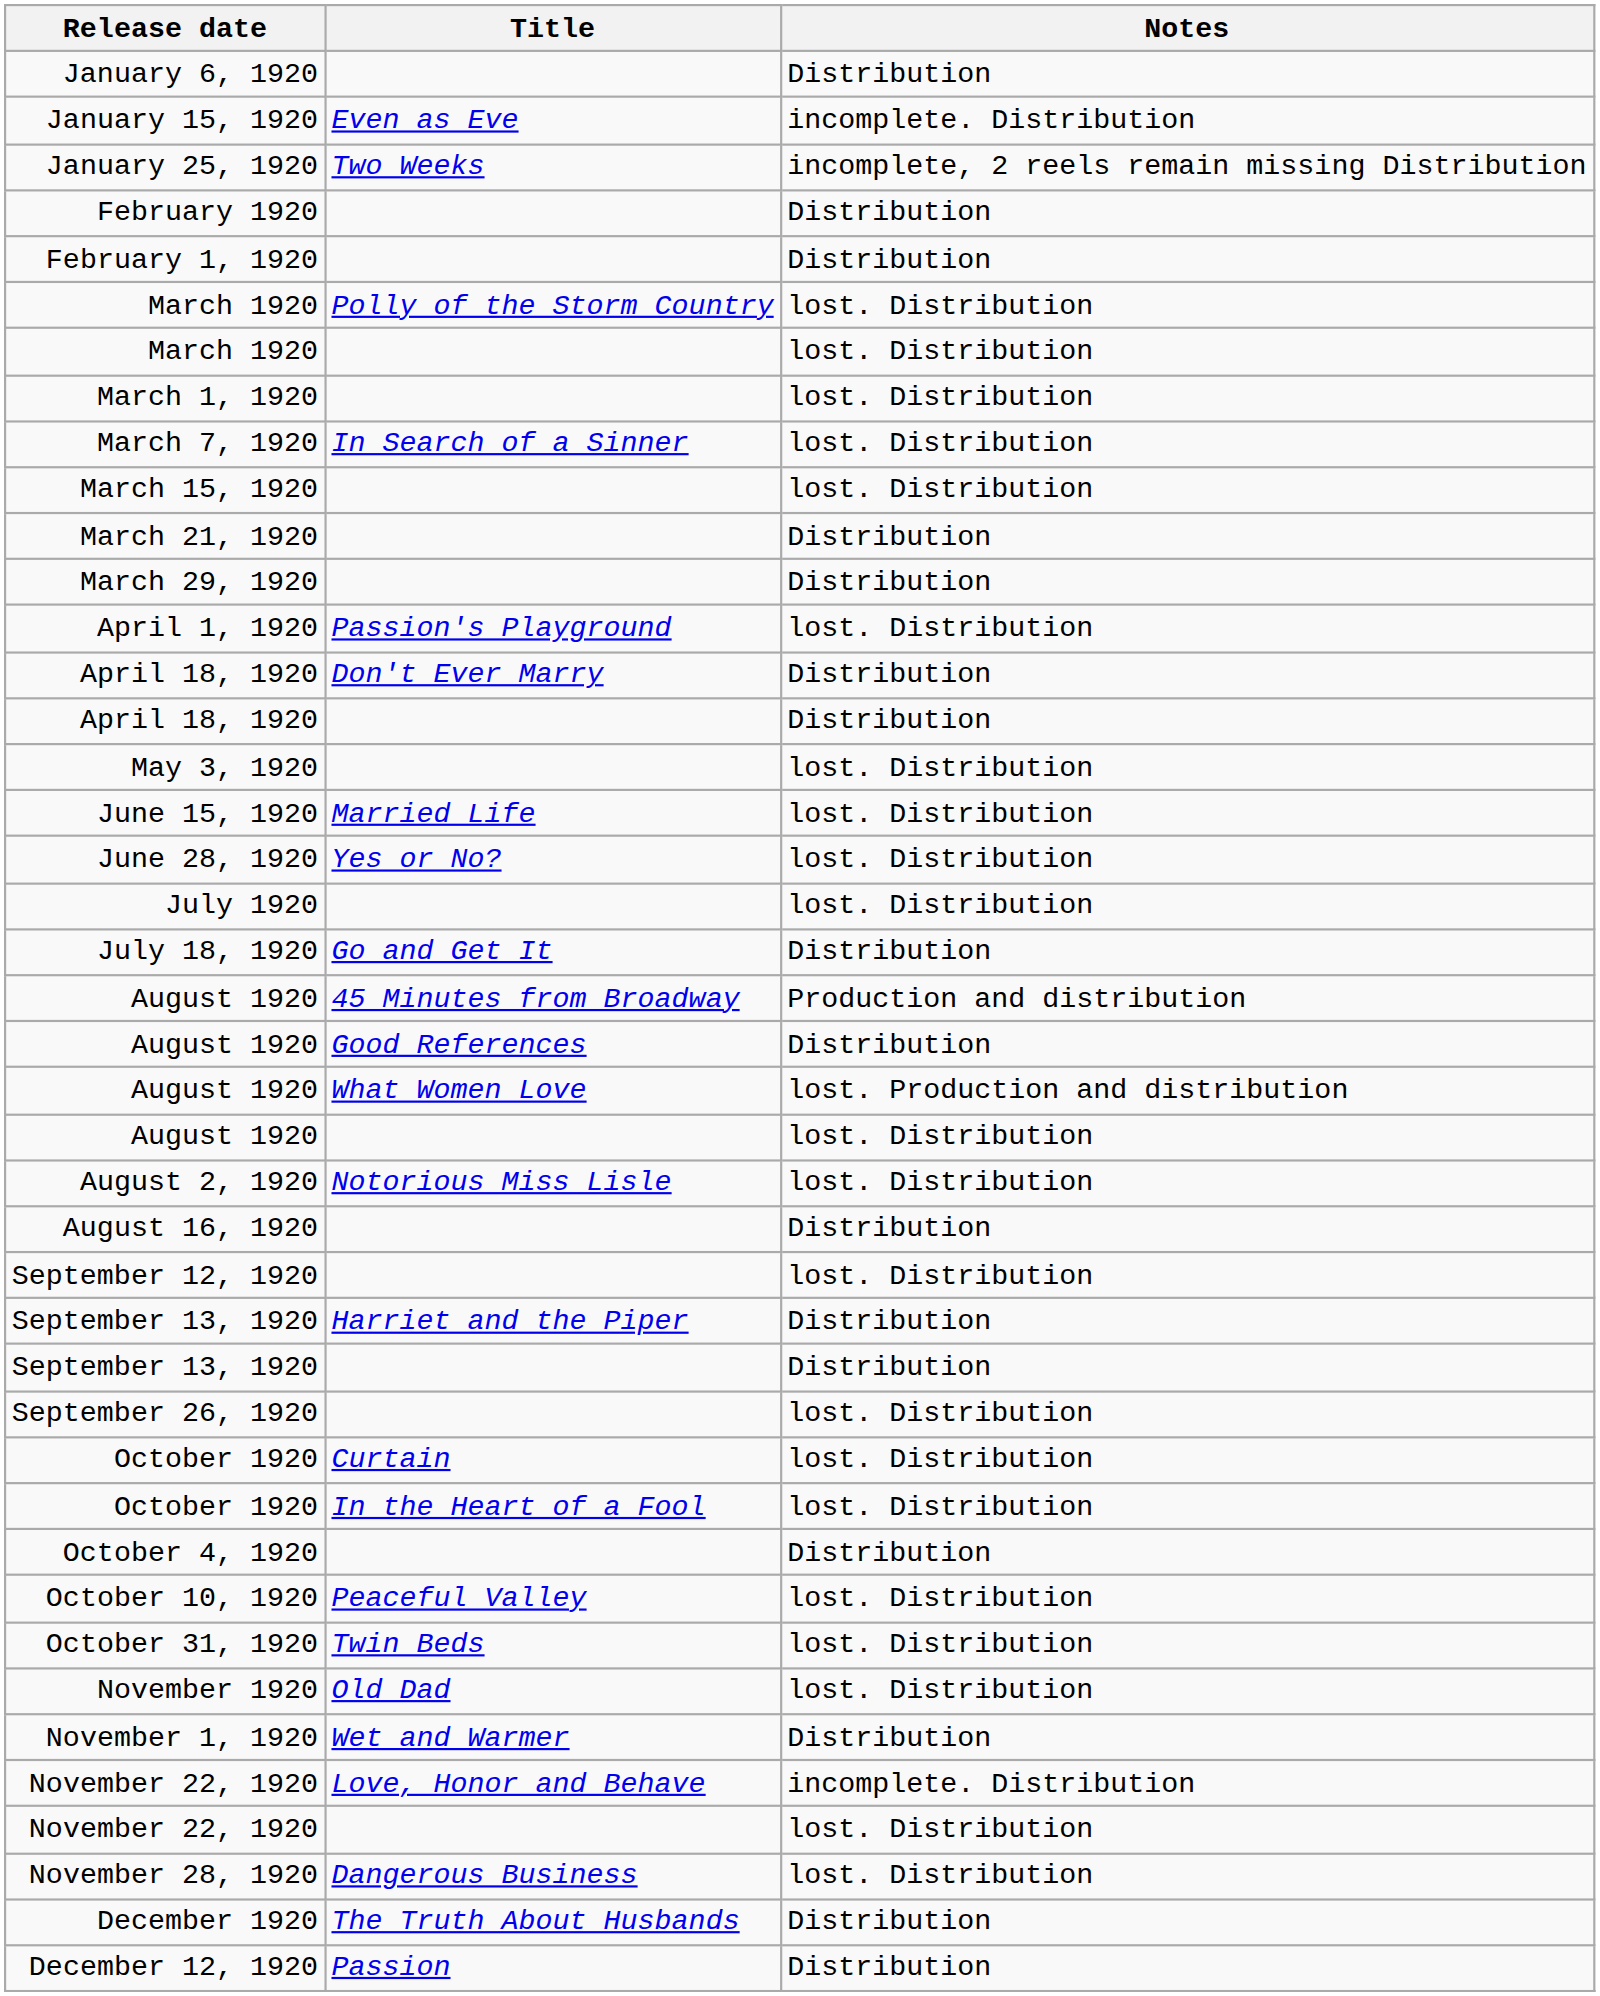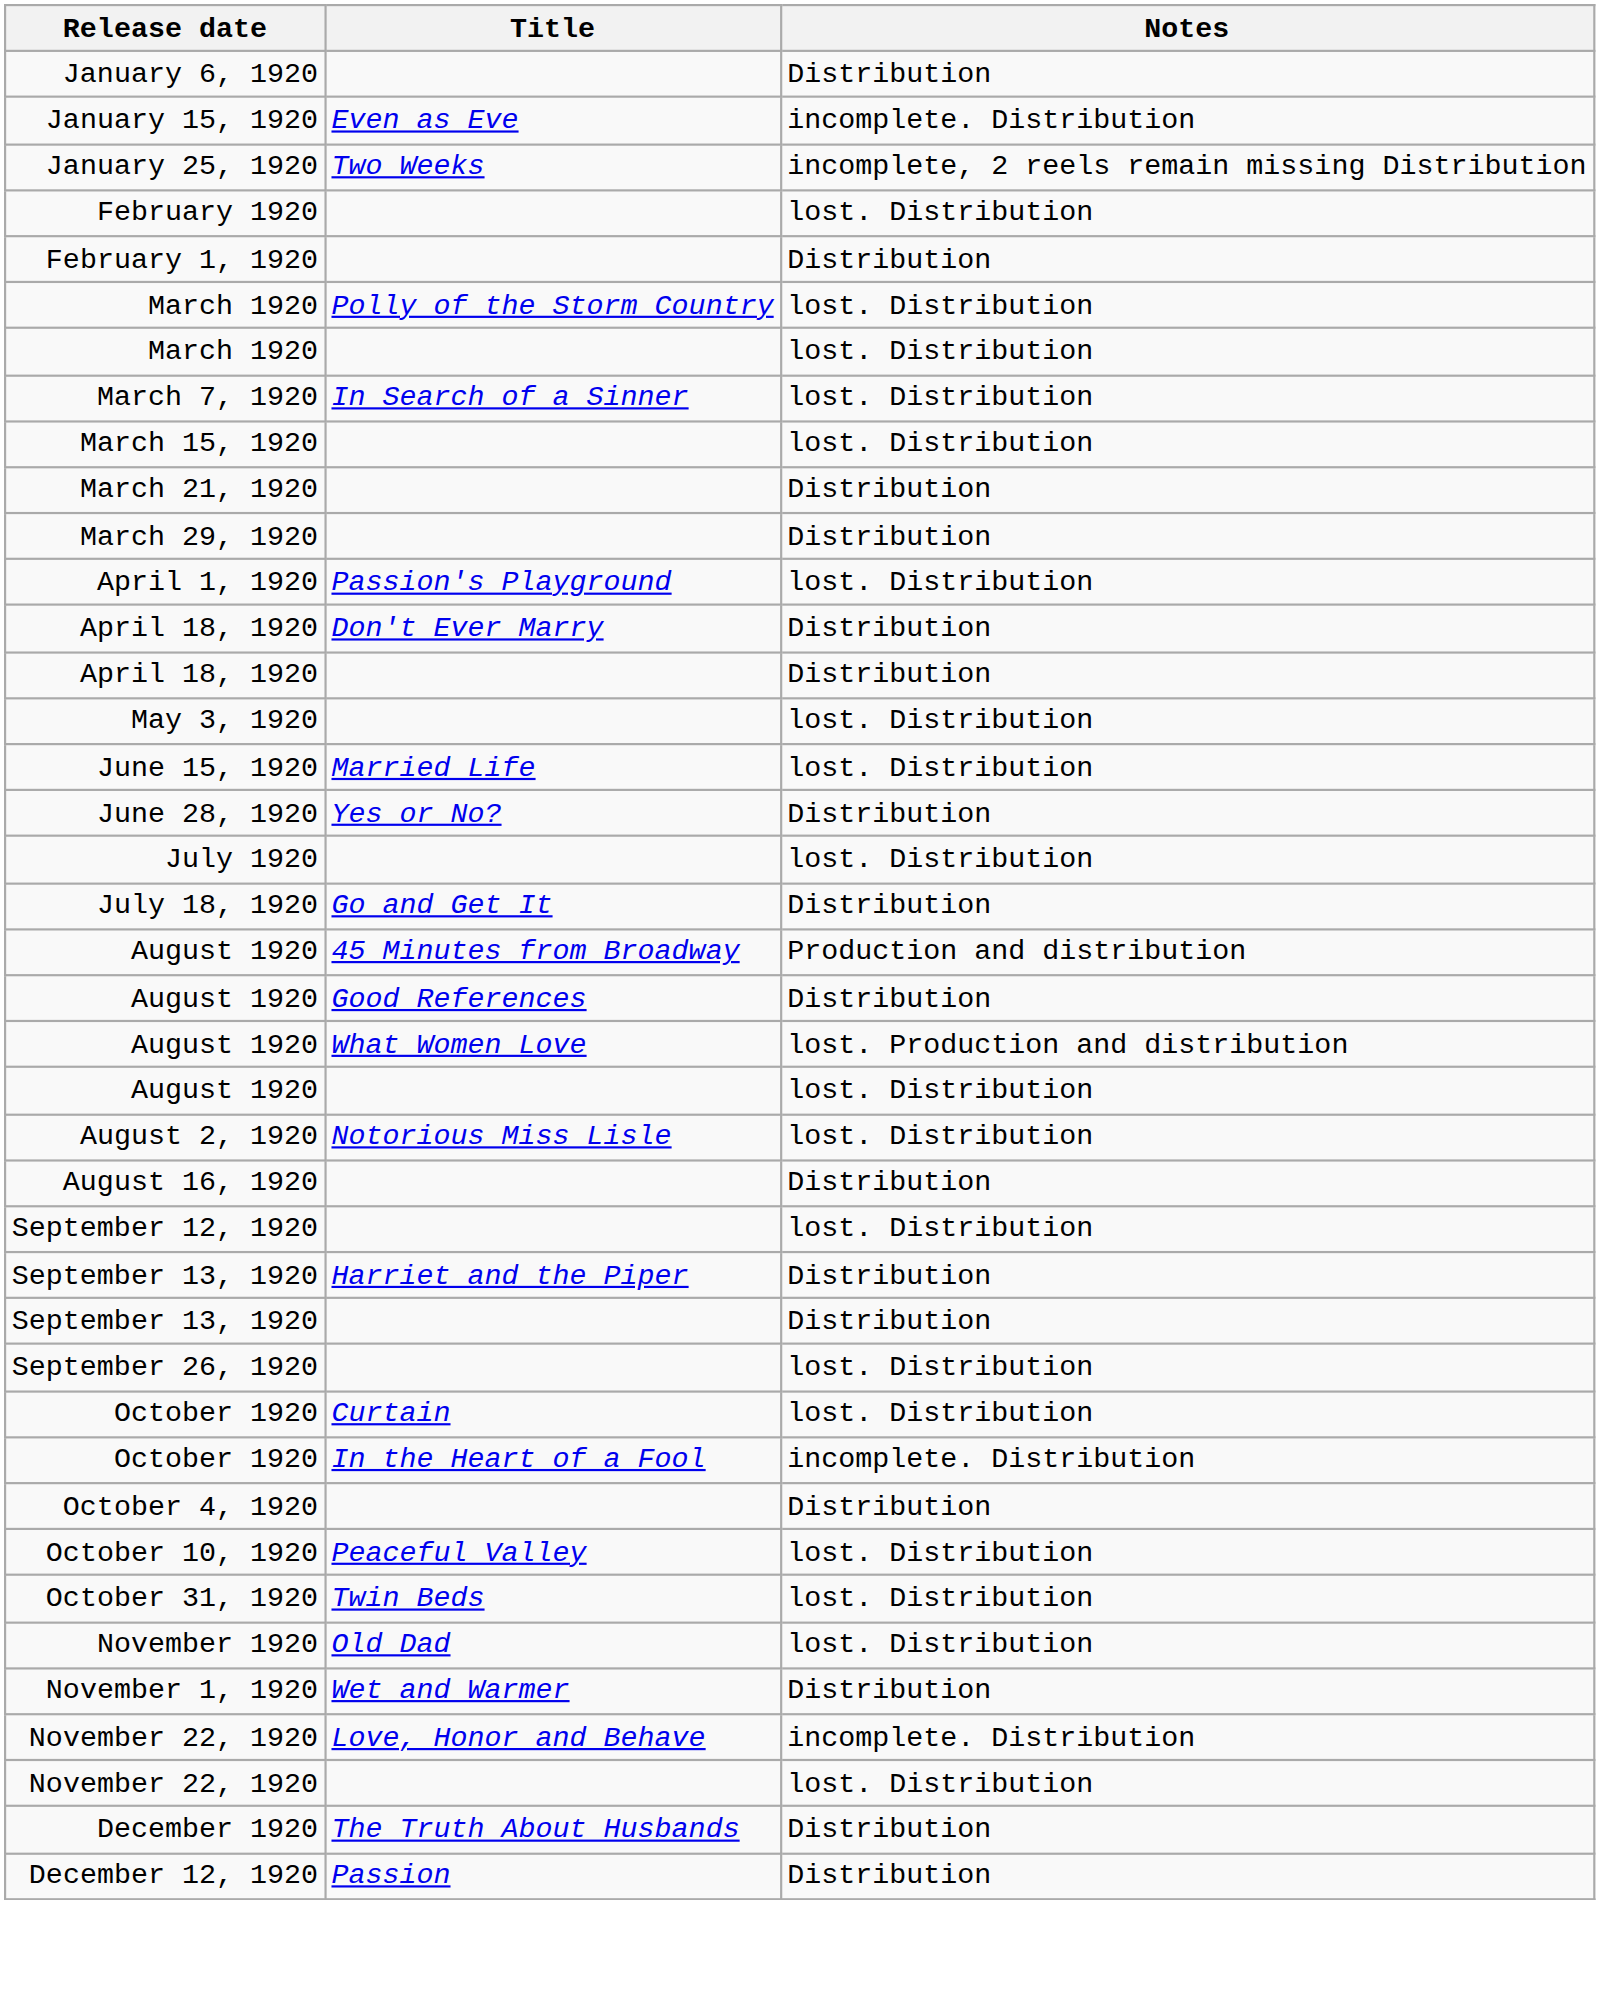(889, 213) Distribution -> (940, 213) lost. Distribution
- row: (207, 398)
(940, 860) lost. Distribution -> (889, 813) Distribution
(940, 1506) lost. Distribution -> (991, 1460) incomplete. Distribution
- row: (173, 1876)
